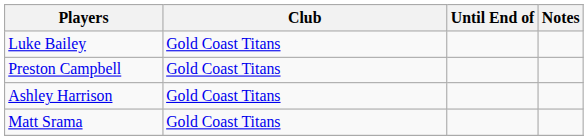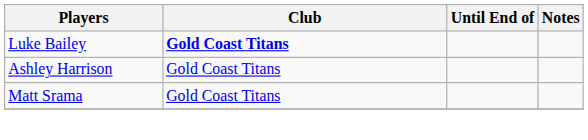(223, 44) normal -> (227, 44) bold
- row: (65, 70)
